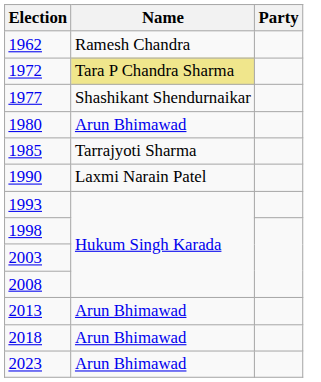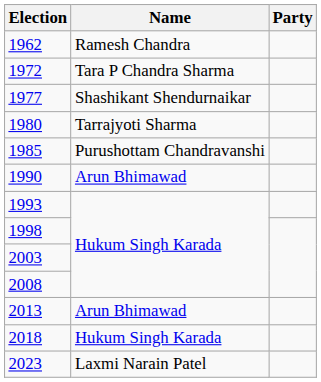(155, 71) khaki background -> (155, 71) no background
(131, 124) Arun Bhimawad -> (136, 124) Tarrajyoti Sharma
(136, 151) Tarrajyoti Sharma -> (170, 151) Purushottam Chandravanshi
(141, 177) Laxmi Narain Patel -> (131, 177) Arun Bhimawad
(131, 337) Arun Bhimawad -> (148, 337) Hukum Singh Karada
(131, 364) Arun Bhimawad -> (141, 364) Laxmi Narain Patel
